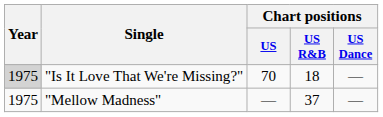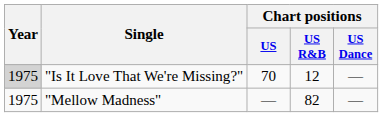(312, 76) 18 -> (312, 76) 12
(312, 100) 37 -> (312, 100) 82
